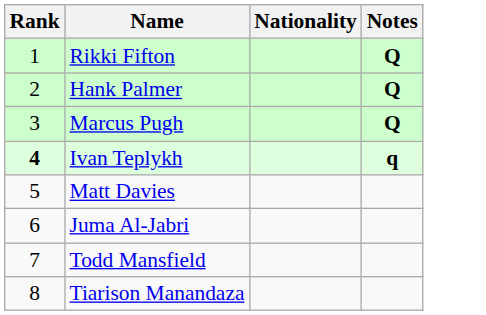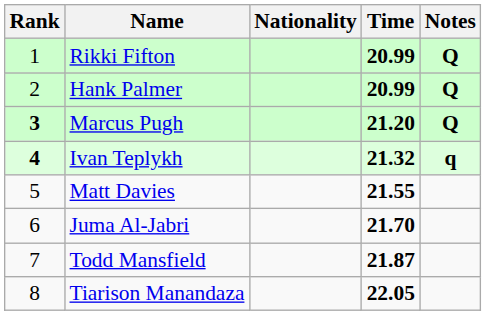+ column: (391, 21)
(35, 123) normal -> (35, 123) bold
